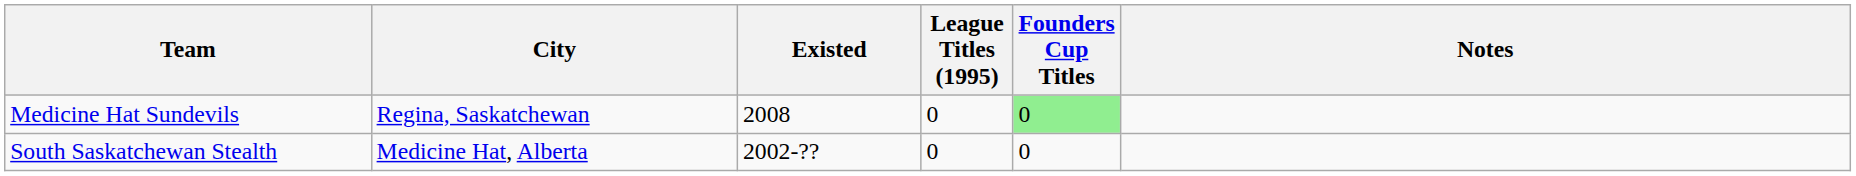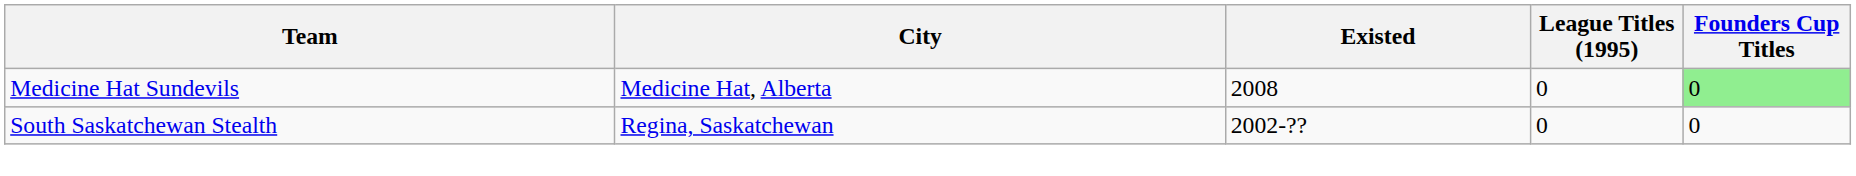- column: (1485, 49)
(483, 114) Regina, Saskatchewan -> (726, 87) Medicine Hat, Alberta
(482, 151) Medicine Hat, Alberta -> (727, 125) Regina, Saskatchewan
